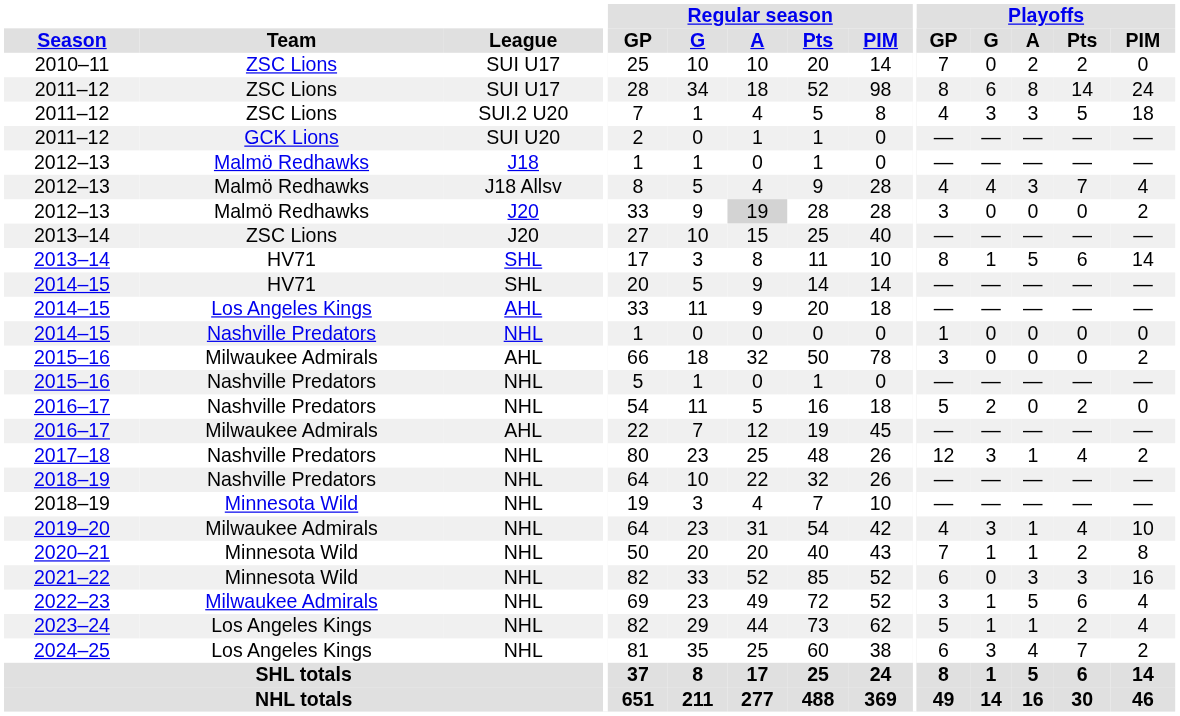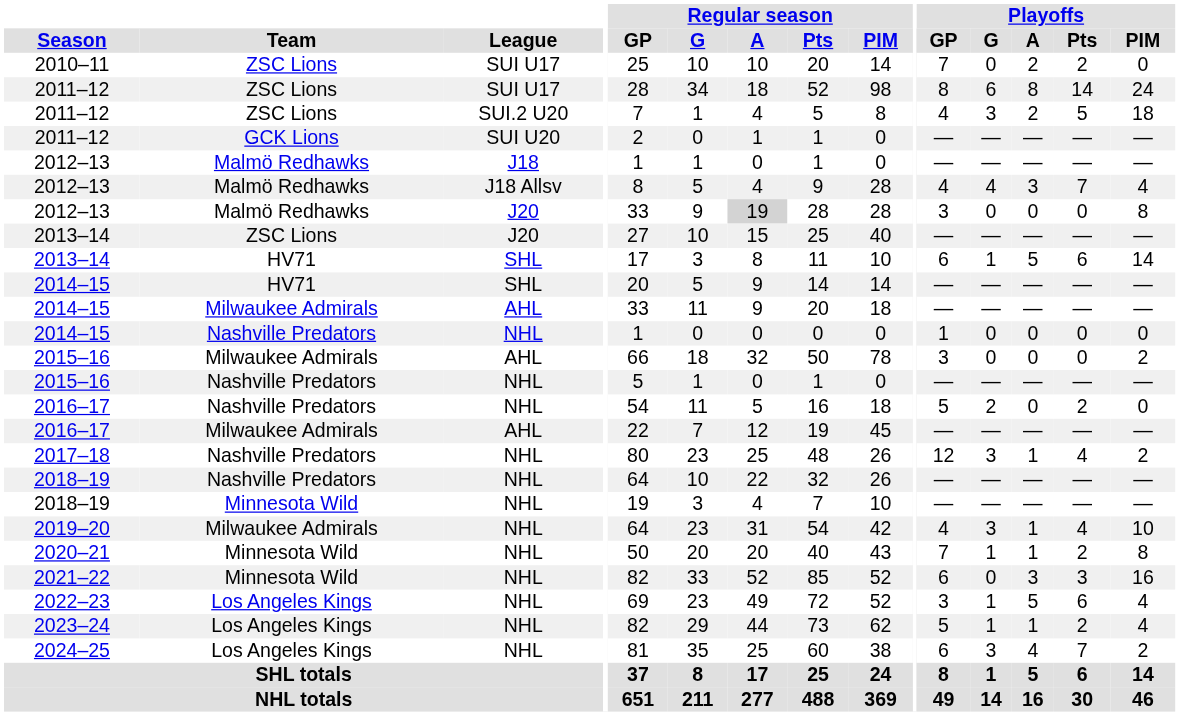(1033, 113) 3 -> (1033, 113) 2
(1143, 211) 2 -> (1143, 211) 8
(944, 260) 8 -> (944, 260) 6
(292, 308) Los Angeles Kings -> (292, 308) Milwaukee Admirals
(292, 601) Milwaukee Admirals -> (292, 601) Los Angeles Kings
